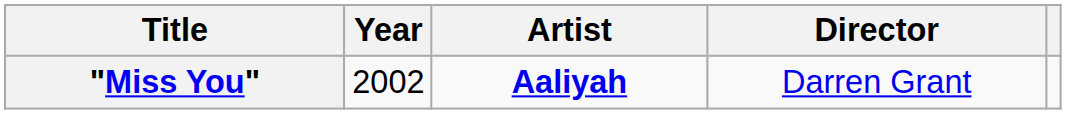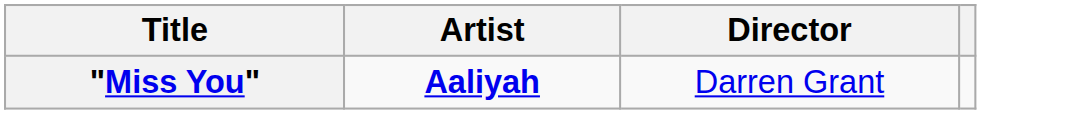- column: (388, 30)
